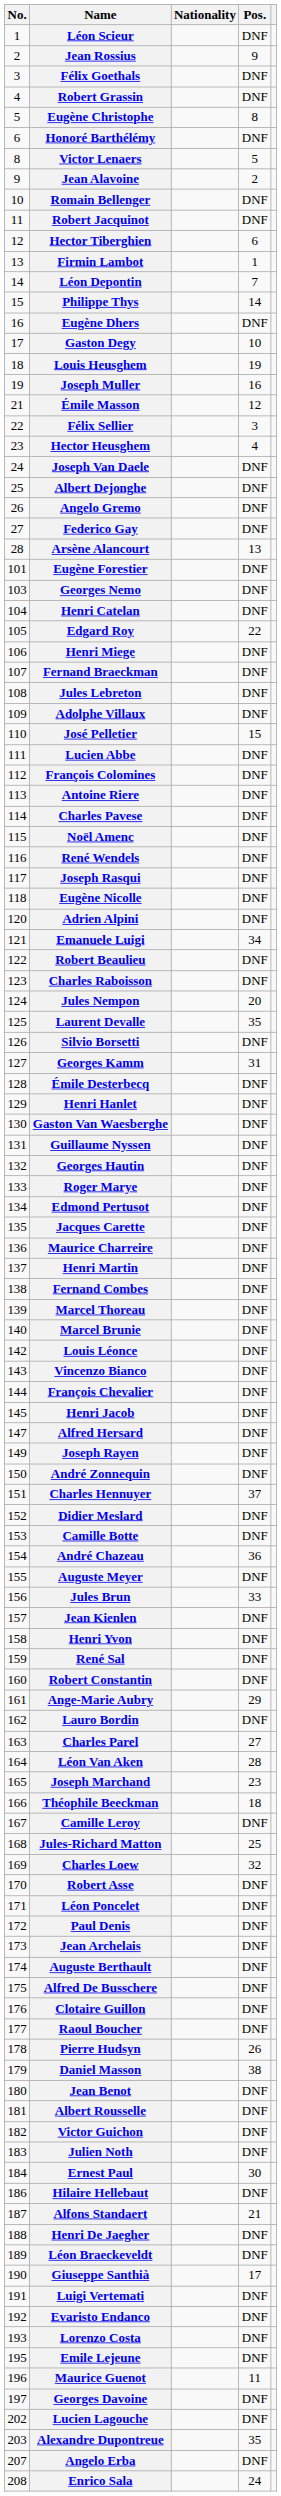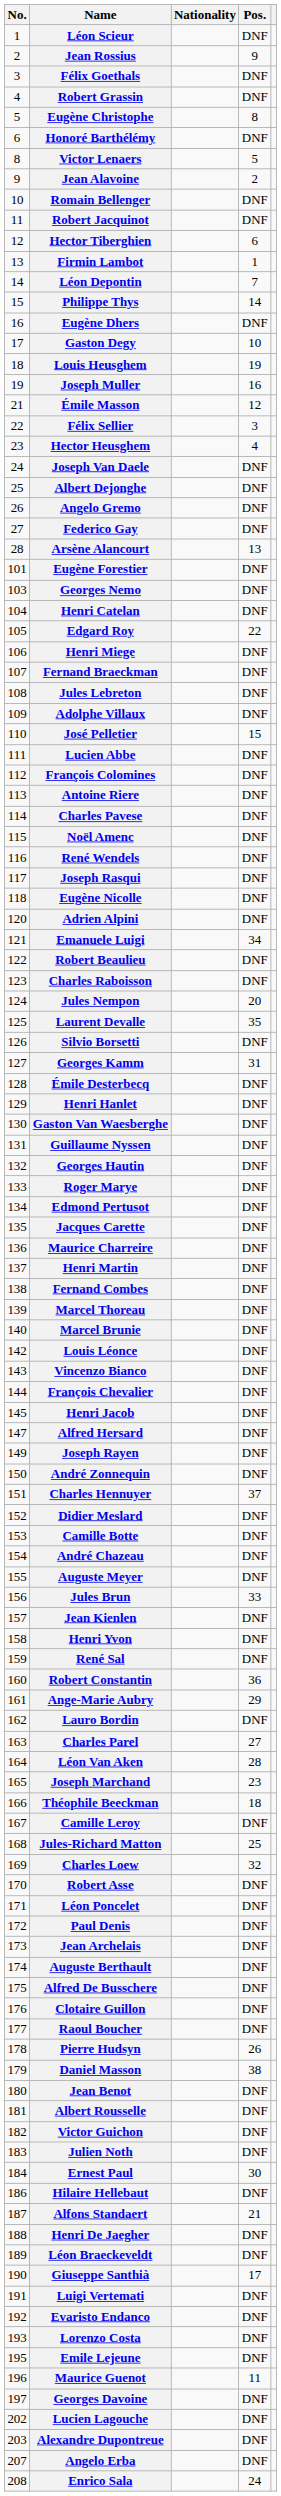(255, 1556) 36 -> (255, 1556) DNF
(255, 1679) DNF -> (255, 1679) 36
(255, 2440) 35 -> (255, 2440) DNF
